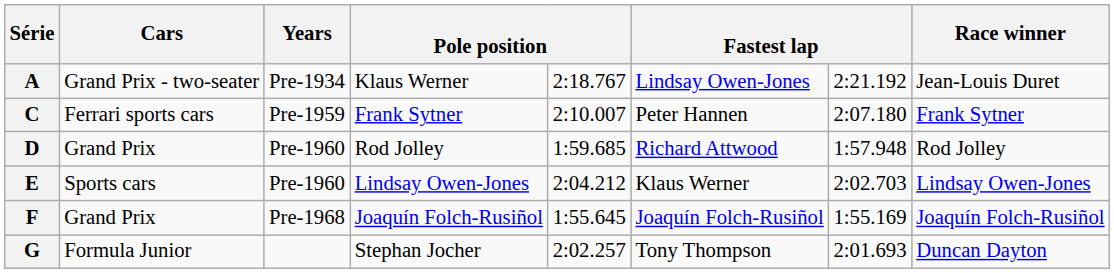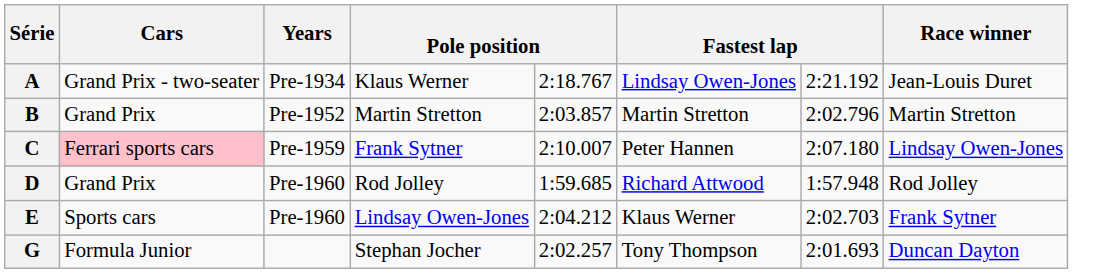+ row: (32, 114)
(139, 114) no background -> (139, 149) pink background
(970, 114) Frank Sytner -> (976, 149) Lindsay Owen-Jones
(1003, 183) Lindsay Owen-Jones -> (942, 217) Frank Sytner
- row: (32, 217)
